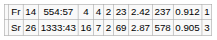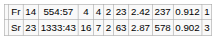(31, 27) 26 -> (31, 27) 23
(121, 27) 69 -> (121, 27) 63
(188, 27) 0.905 -> (188, 27) 0.902
